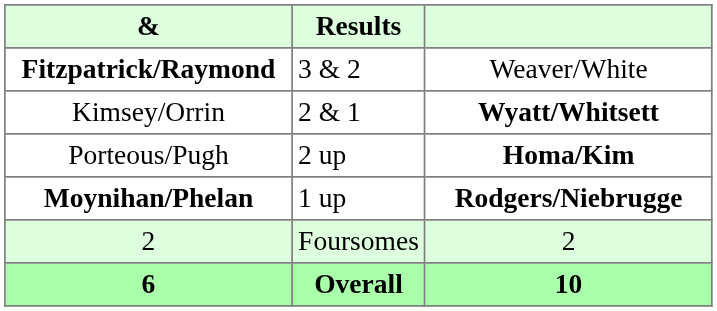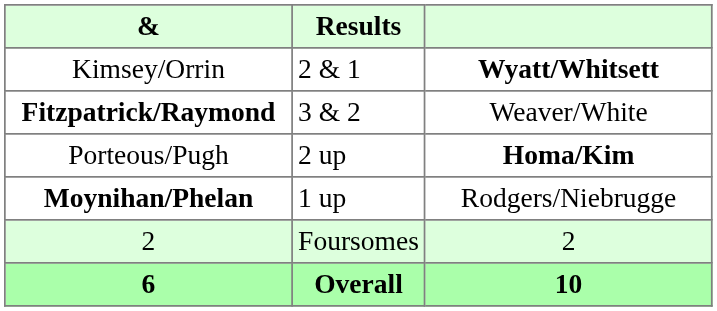rows swapped: (148, 112) <-> (148, 69)
(569, 198) bold -> (569, 198) normal
